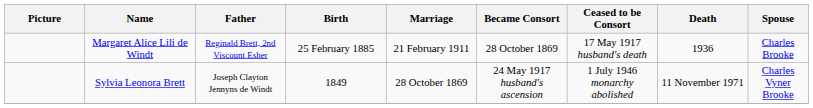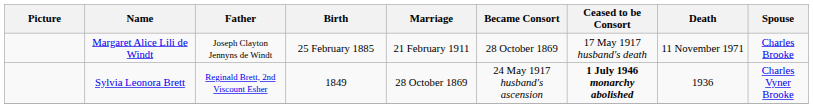(240, 48) Reginald Brett, 2nd Viscount Esher -> (240, 48) Joseph Clayton Jennyns de Windt
(703, 48) 1936 -> (703, 48) 11 November 1971
(240, 83) Joseph Clayton Jennyns de Windt -> (240, 83) Reginald Brett, 2nd Viscount Esher
(612, 83) normal -> (612, 83) bold
(703, 83) 11 November 1971 -> (703, 83) 1936
